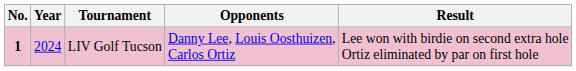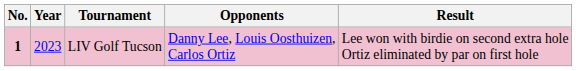(48, 46) 2024 -> (48, 46) 2023
